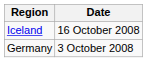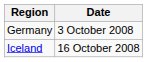rows swapped: (30, 48) <-> (25, 30)
